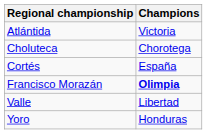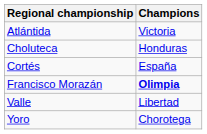(165, 48) Chorotega -> (163, 48) Honduras
(163, 119) Honduras -> (165, 119) Chorotega
